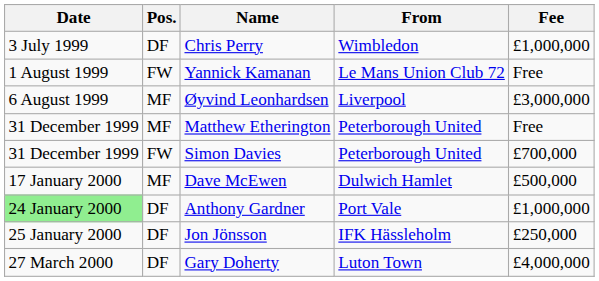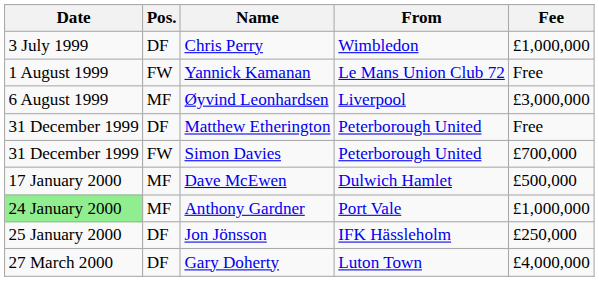(159, 126) MF -> (158, 126) DF
(158, 208) DF -> (159, 208) MF
